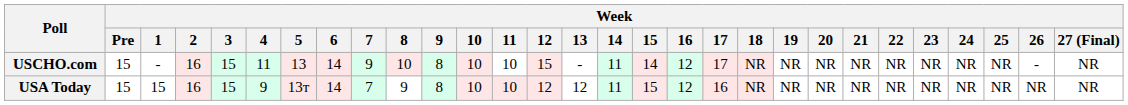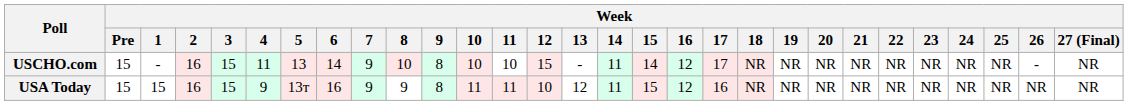(334, 87) 14 -> (334, 87) 16
(369, 87) 7 -> (369, 87) 9
(474, 87) 10 -> (474, 87) 11
(509, 87) 10 -> (509, 87) 11
(545, 87) 12 -> (545, 87) 10
